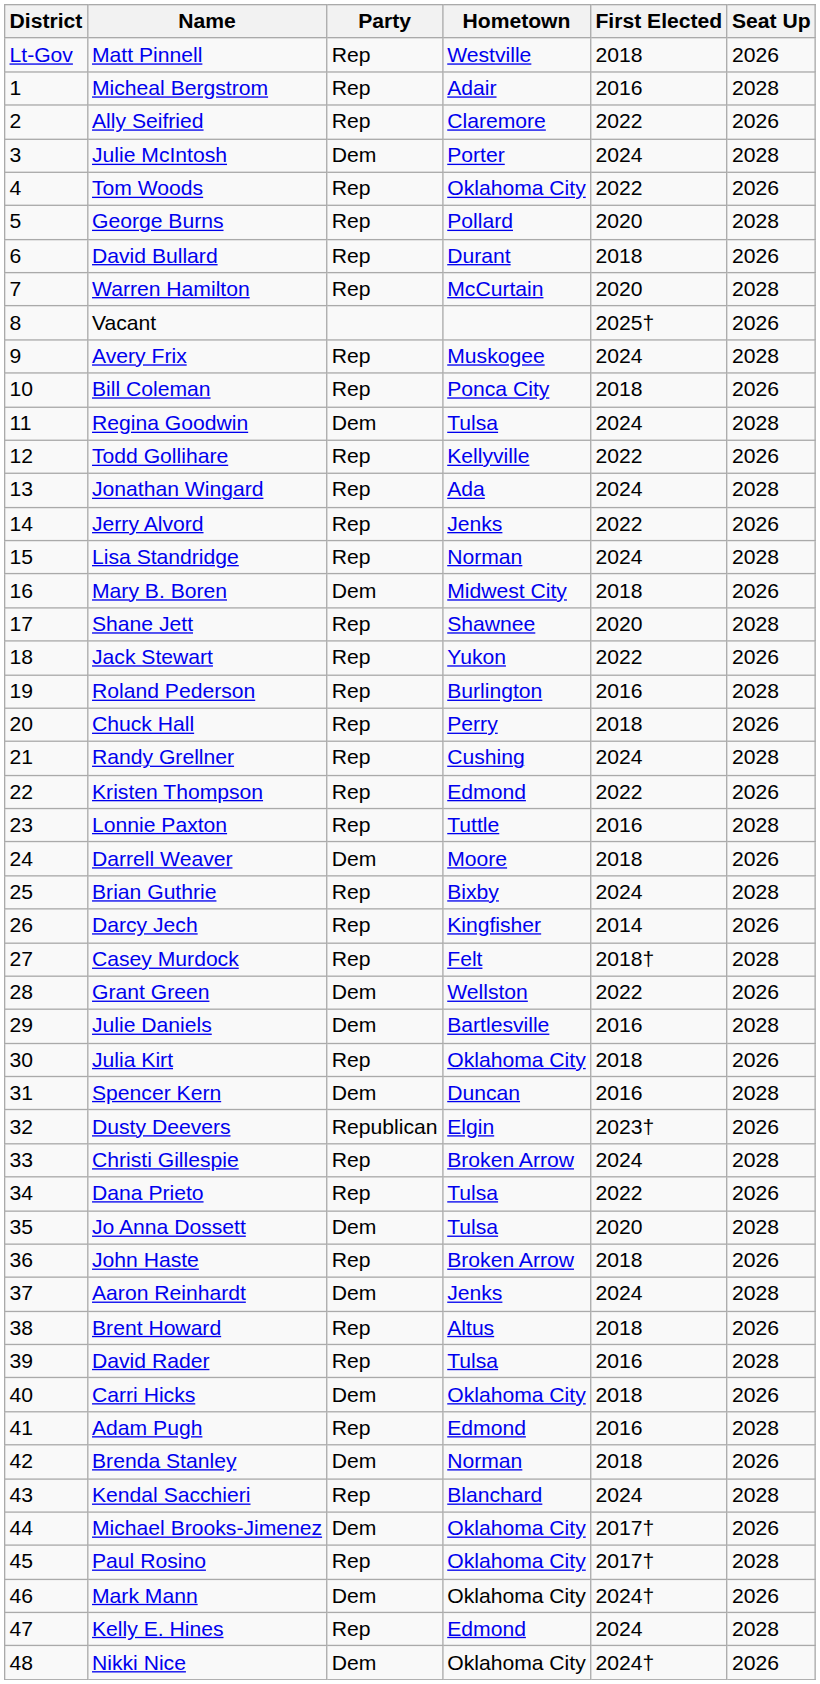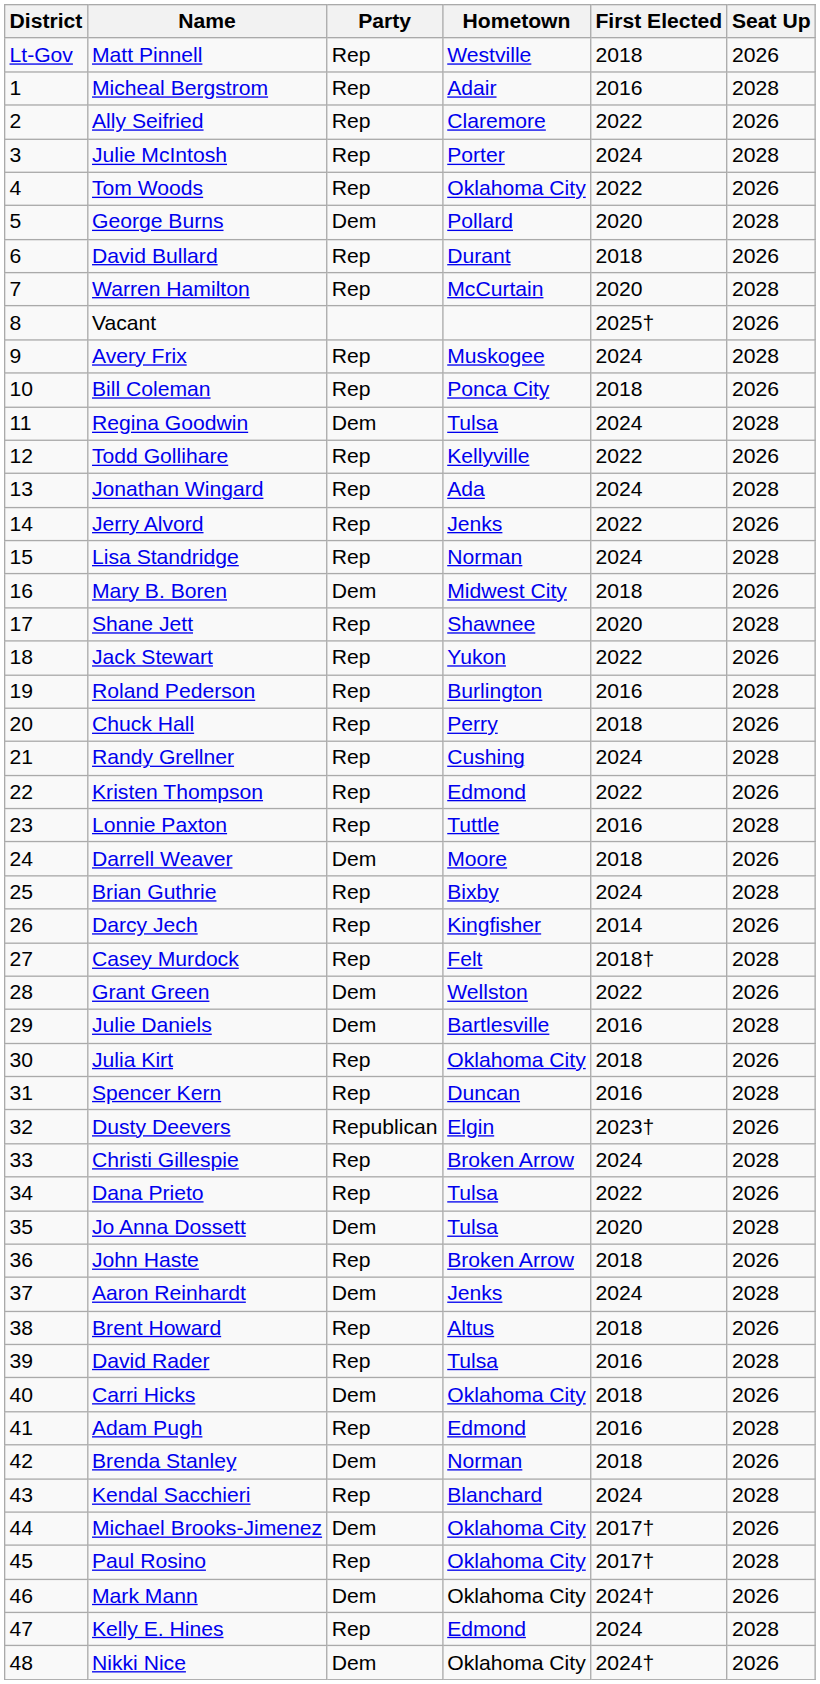(354, 155) Dem -> (351, 155) Rep
(351, 222) Rep -> (354, 222) Dem
(354, 1093) Dem -> (351, 1093) Rep
